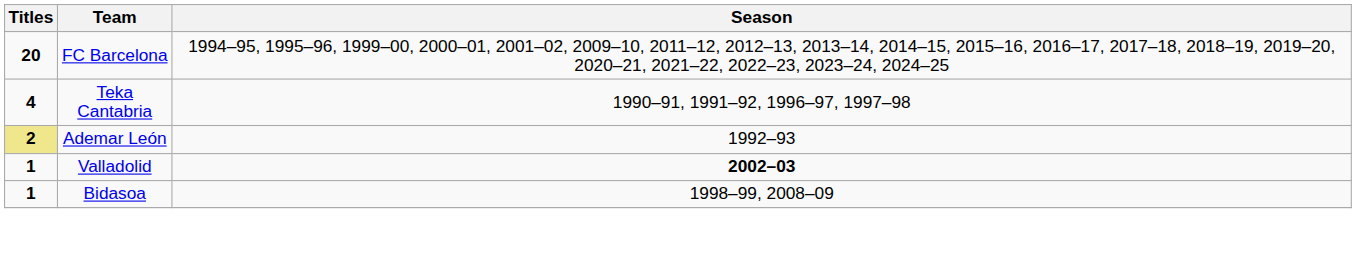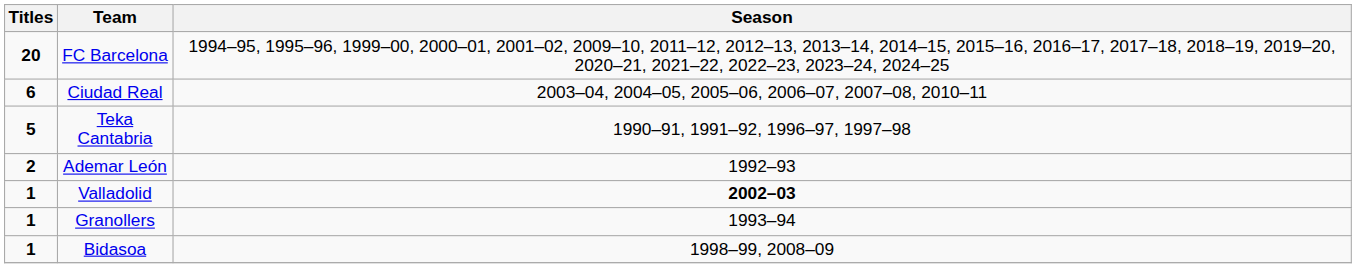+ row: (115, 92)
(31, 102) 4 -> (31, 129) 5
(31, 139) khaki background -> (31, 166) no background
+ row: (115, 221)
